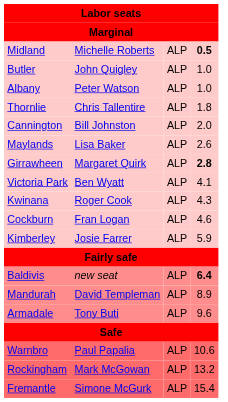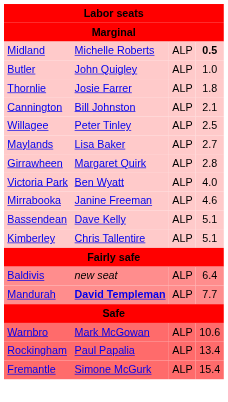- row: (24, 88)
(110, 107) Chris Tallentire -> (103, 88) Josie Farrer
(204, 126) 2.0 -> (210, 107) 2.1
+ row: (28, 126)
(204, 145) 2.6 -> (210, 145) 2.7
(204, 163) bold -> (210, 163) normal
(204, 182) 4.1 -> (210, 182) 4.0
- row: (28, 201)
- row: (30, 220)
+ row: (34, 201)
+ row: (37, 220)
(103, 238) Josie Farrer -> (110, 238) Chris Tallentire
(204, 238) 5.9 -> (210, 238) 5.1
(204, 276) bold -> (210, 276) normal
(117, 295) normal -> (120, 295) bold
(204, 295) 8.9 -> (210, 295) 7.7
- row: (30, 313)
(105, 351) Paul Papalia -> (112, 332) Mark McGowan
(112, 370) Mark McGowan -> (105, 351) Paul Papalia
(204, 370) 13.2 -> (210, 351) 13.4
